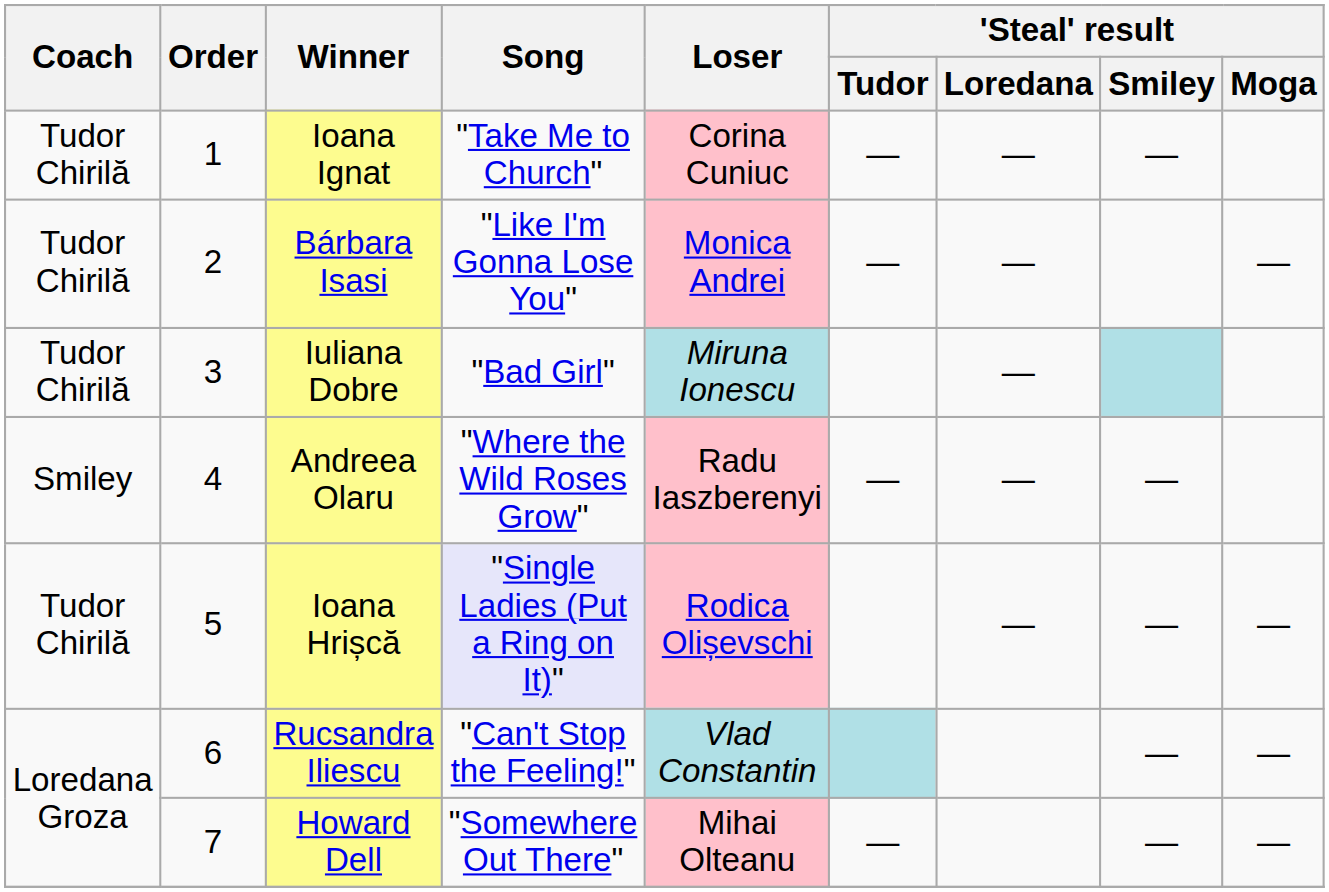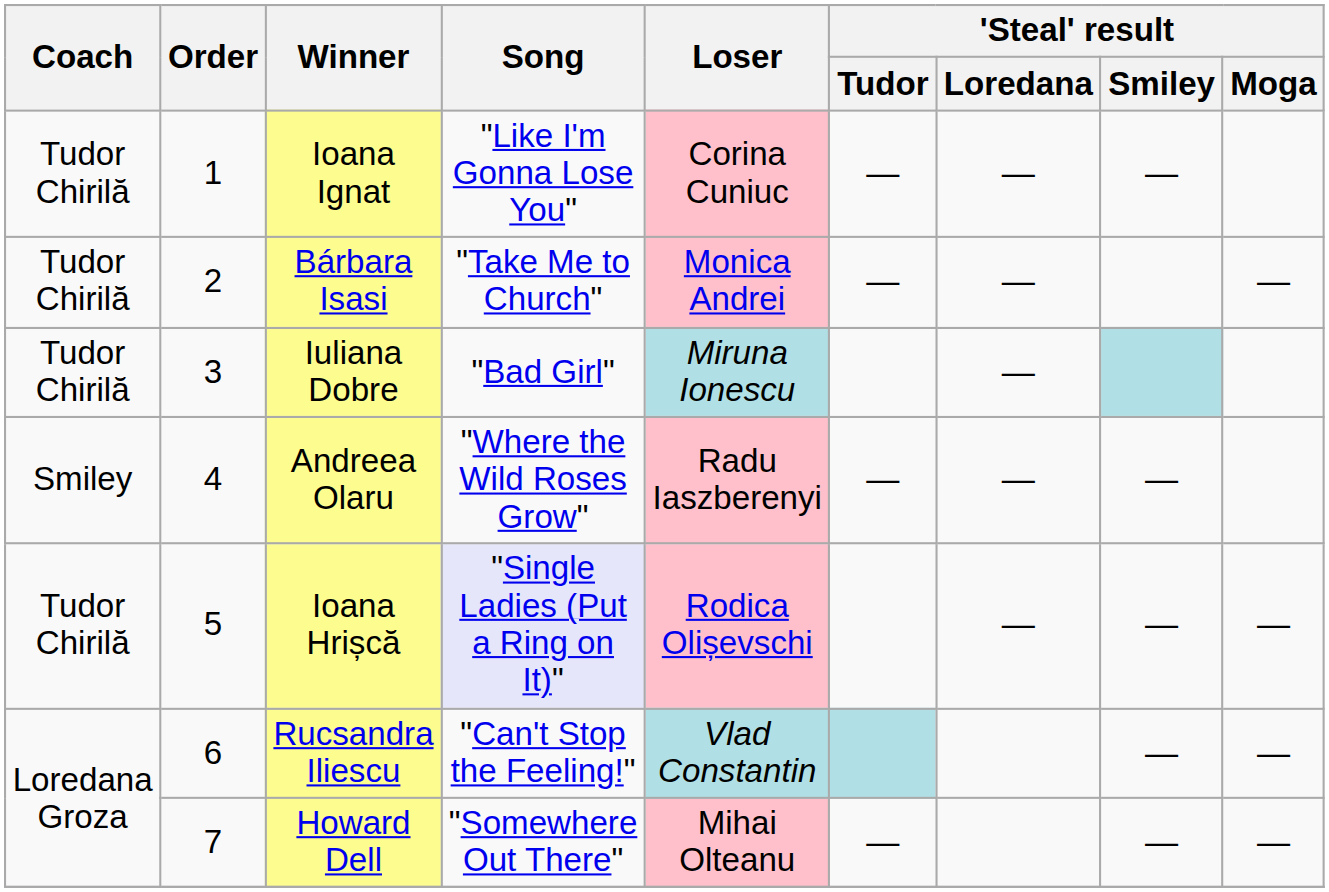(543, 154) "Take Me to Church" -> (543, 173) "Like I'm Gonna Lose You"
(543, 262) "Like I'm Gonna Lose You" -> (543, 281) "Take Me to Church"
